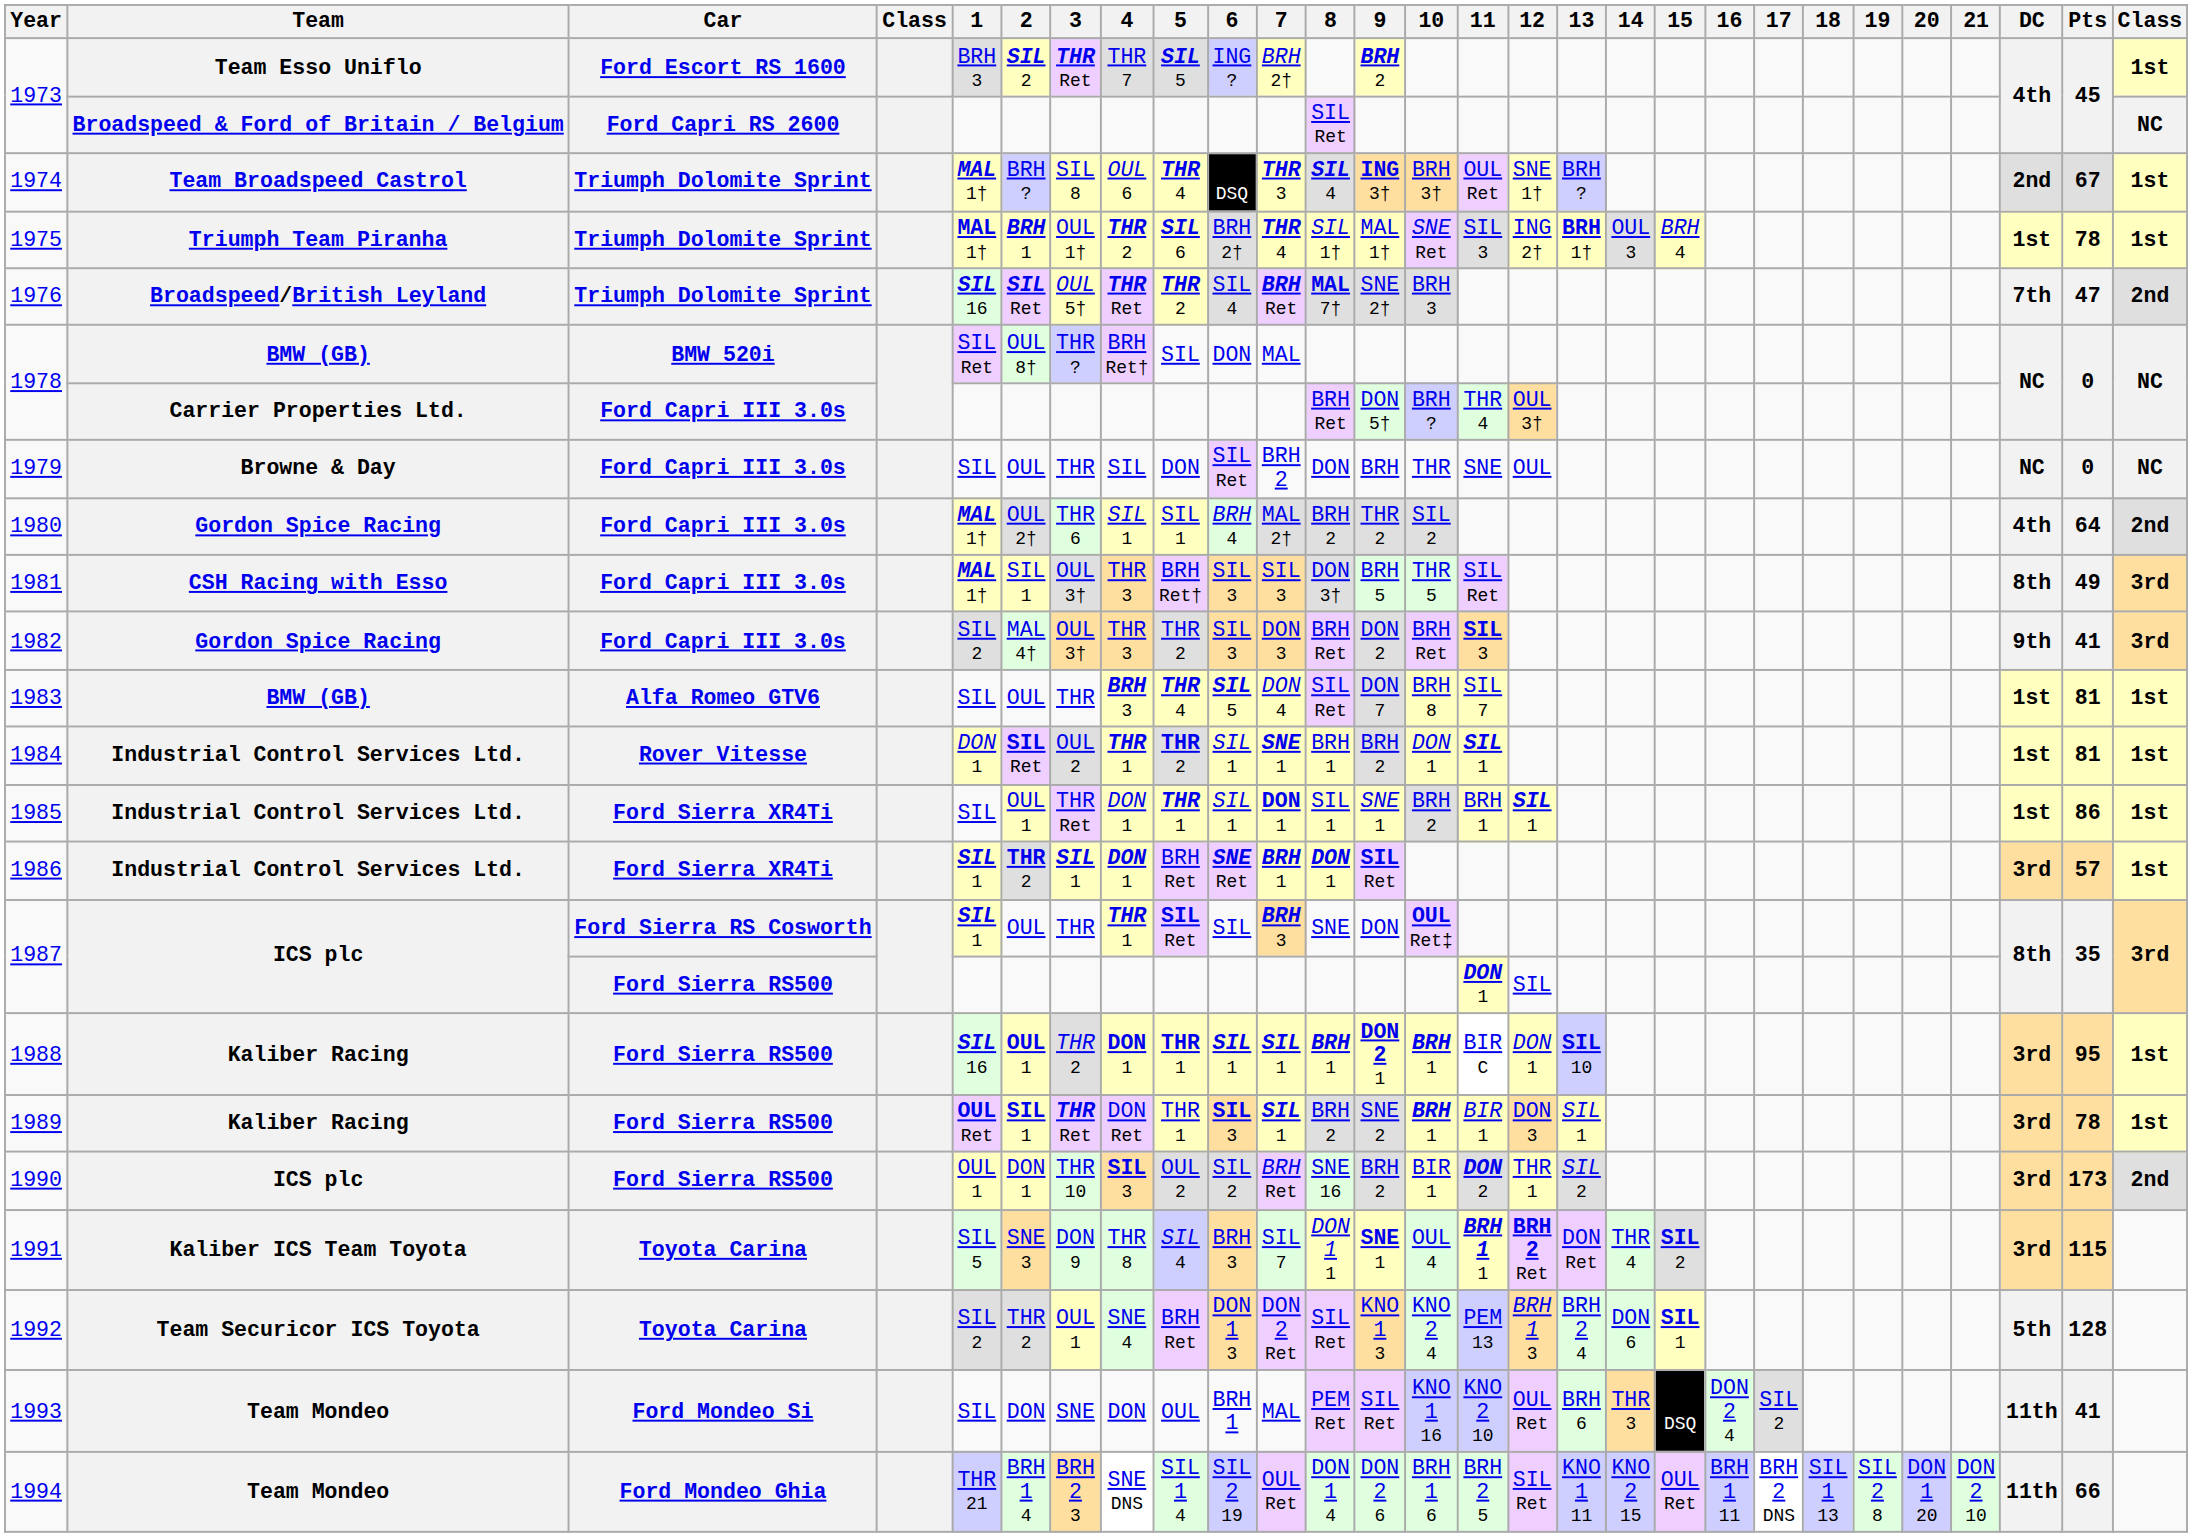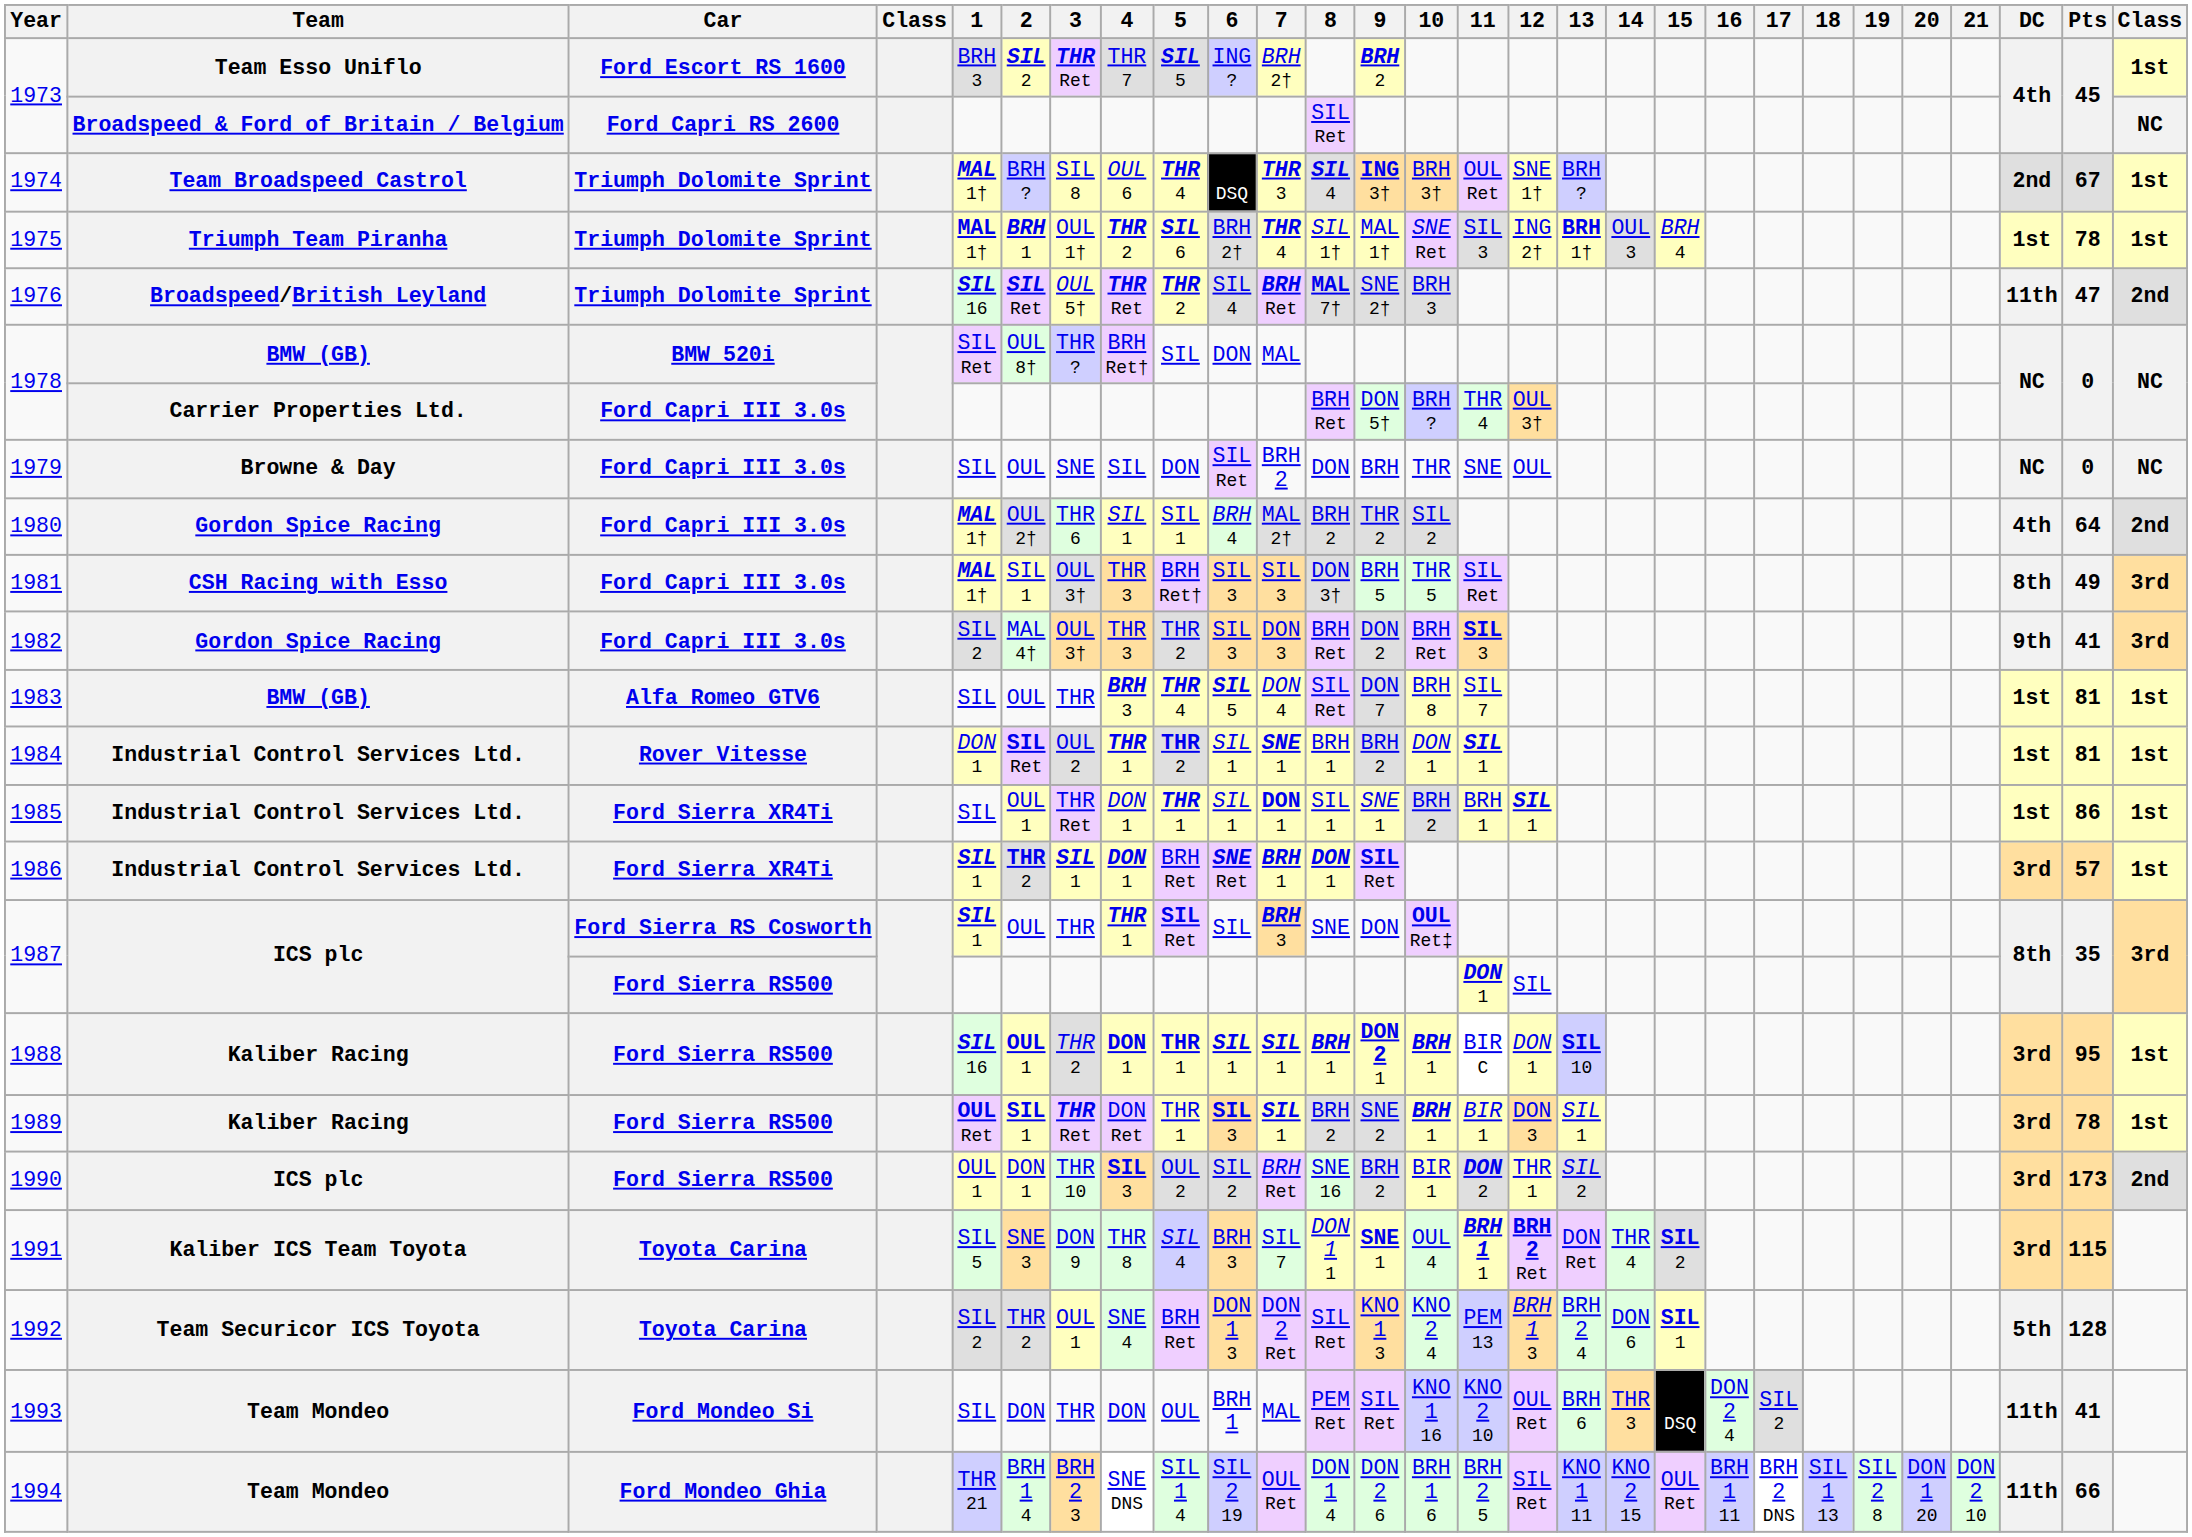(2032, 297) 7th -> (2032, 297) 11th
(1075, 469) THR -> (1075, 469) SNE
(1075, 1411) SNE -> (1075, 1411) THR
